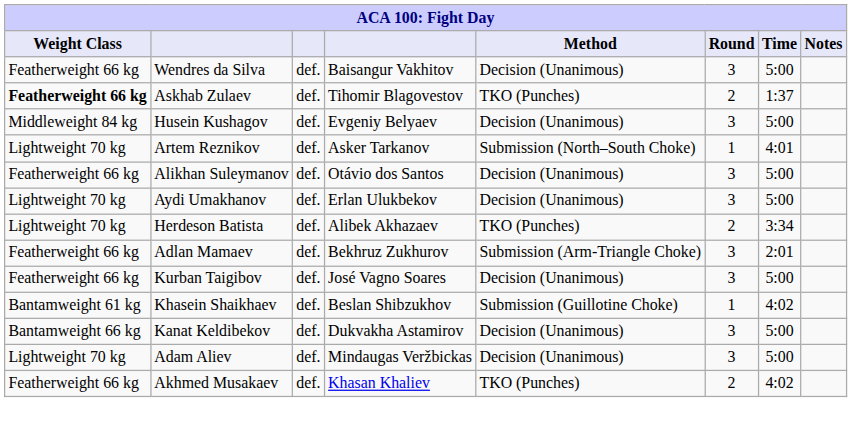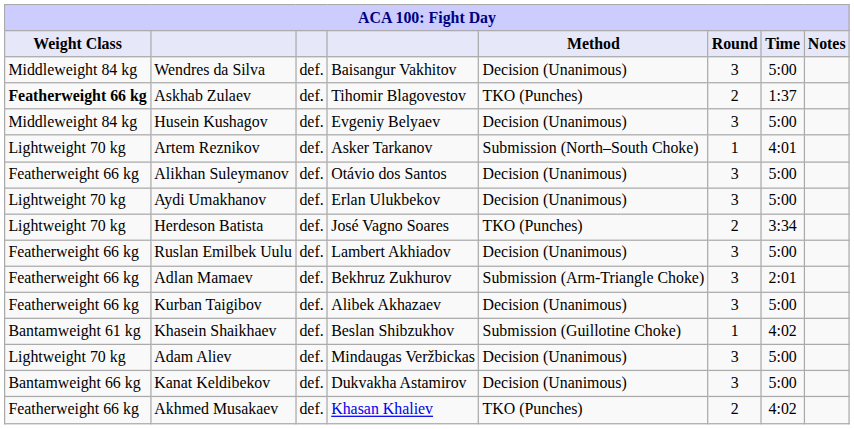(74, 69) Featherweight 66 kg -> (73, 69) Middleweight 84 kg
(383, 226) Alibek Akhazaev -> (390, 226) José Vagno Soares
+ row: (223, 252)
(387, 278) José Vagno Soares -> (386, 305) Alibek Akhazaev
rows swapped: (193, 357) <-> (212, 331)
